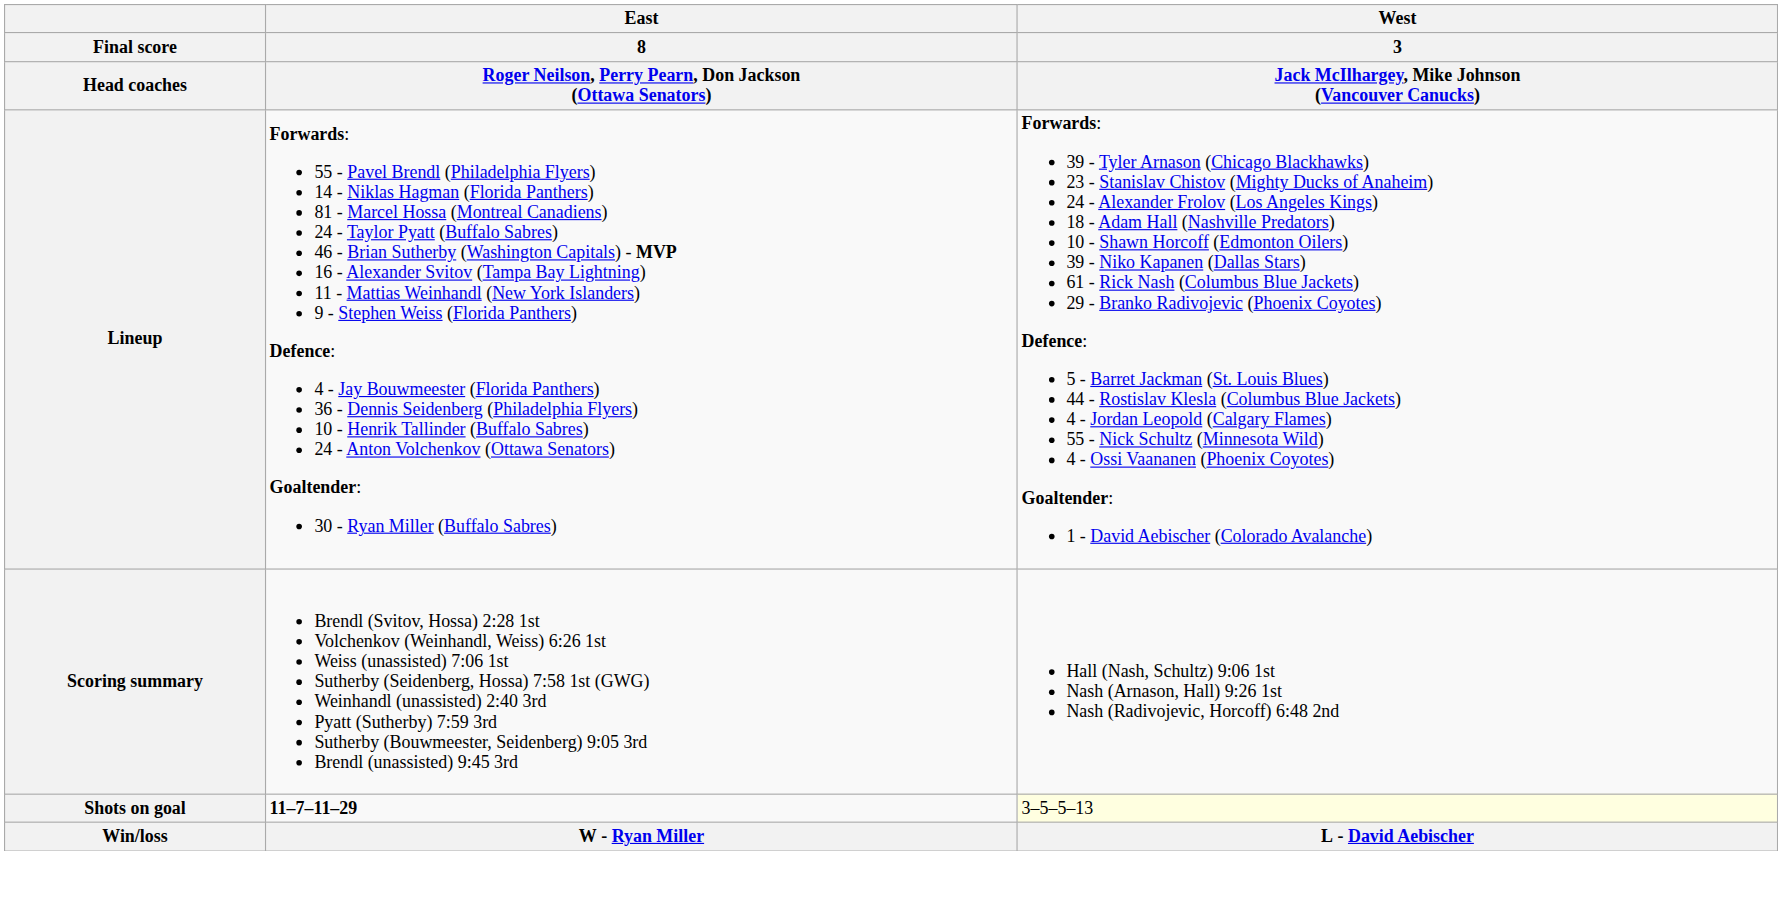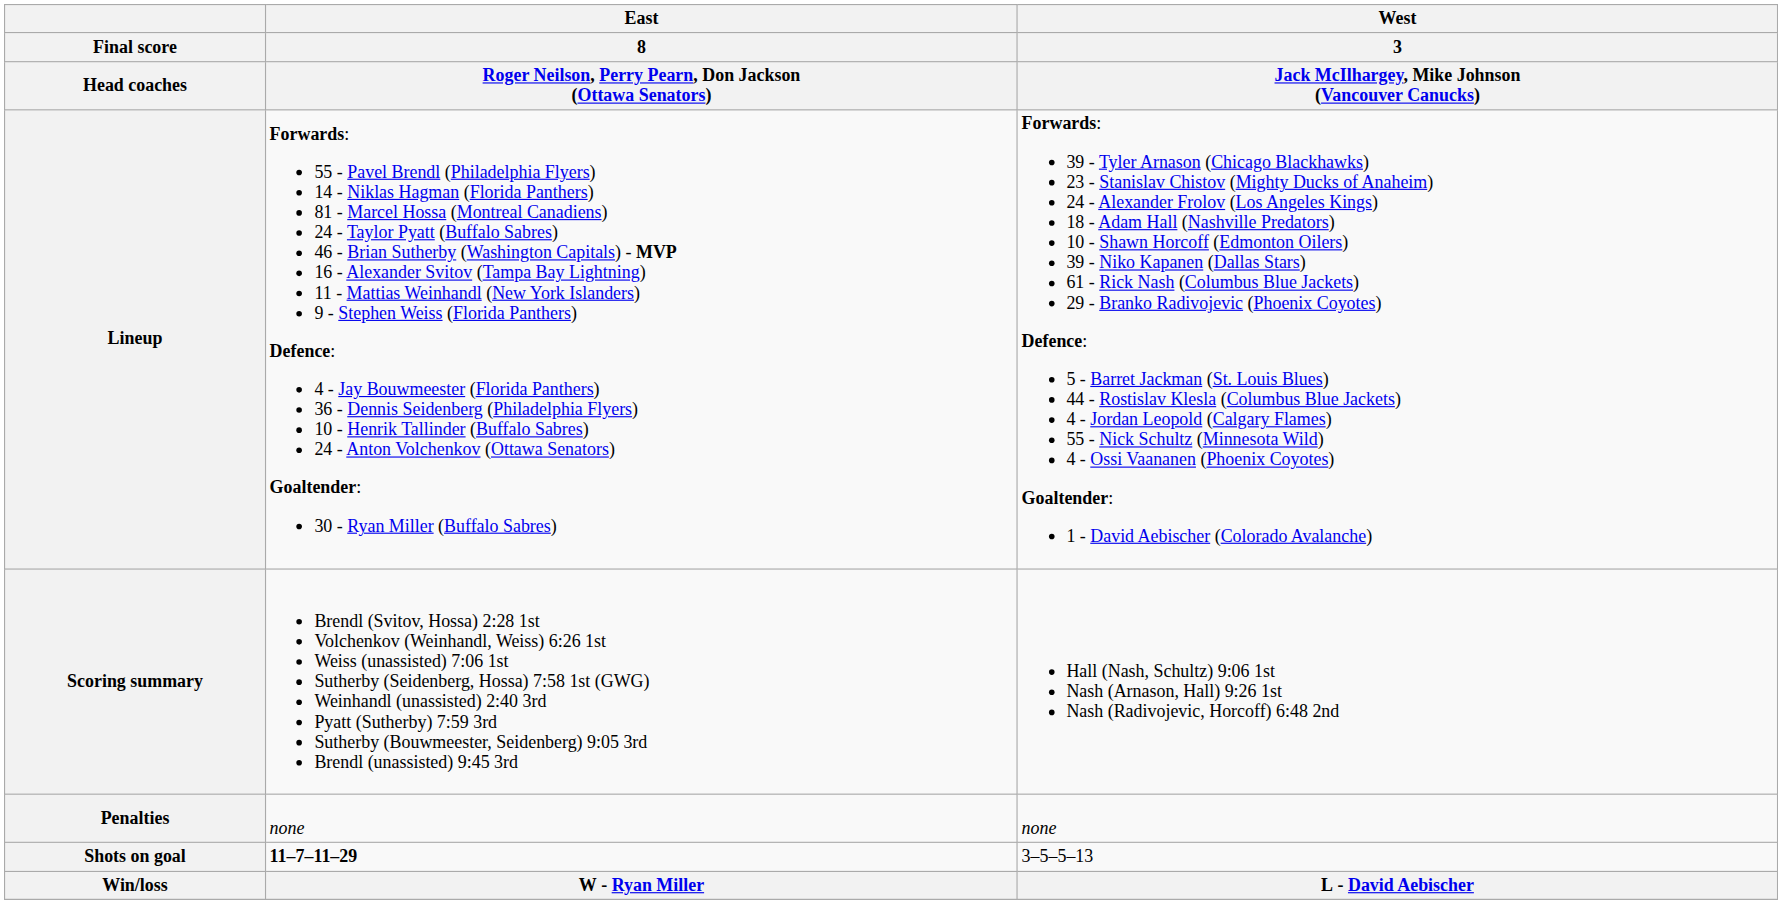+ row: (135, 818)
(1057, 808) lightyellow background -> (1057, 856) no background
